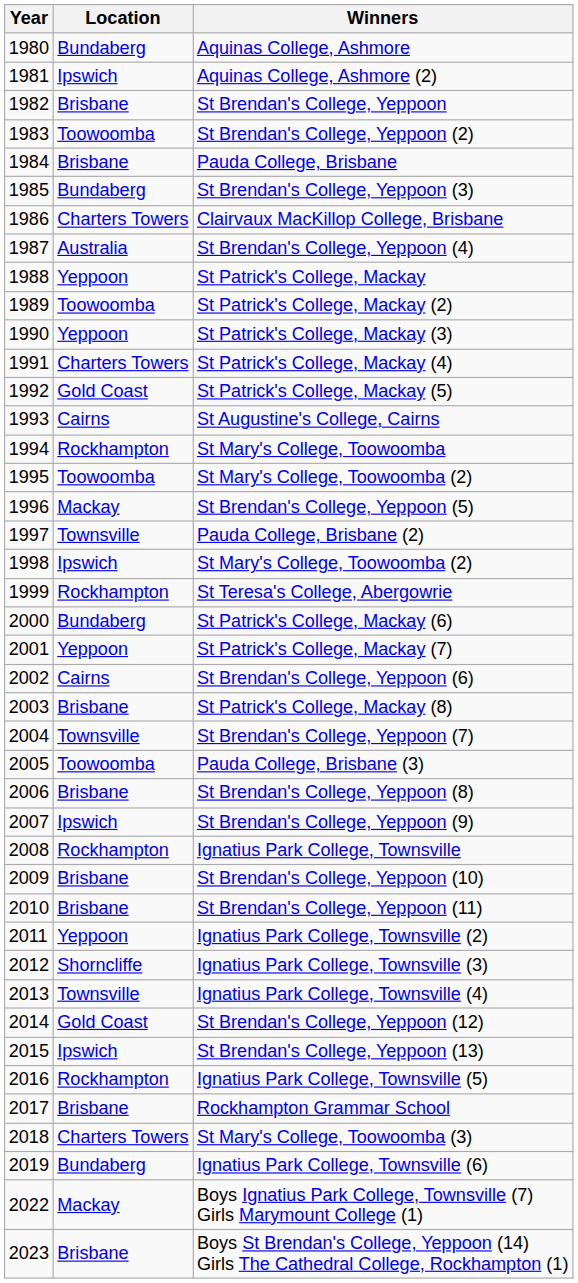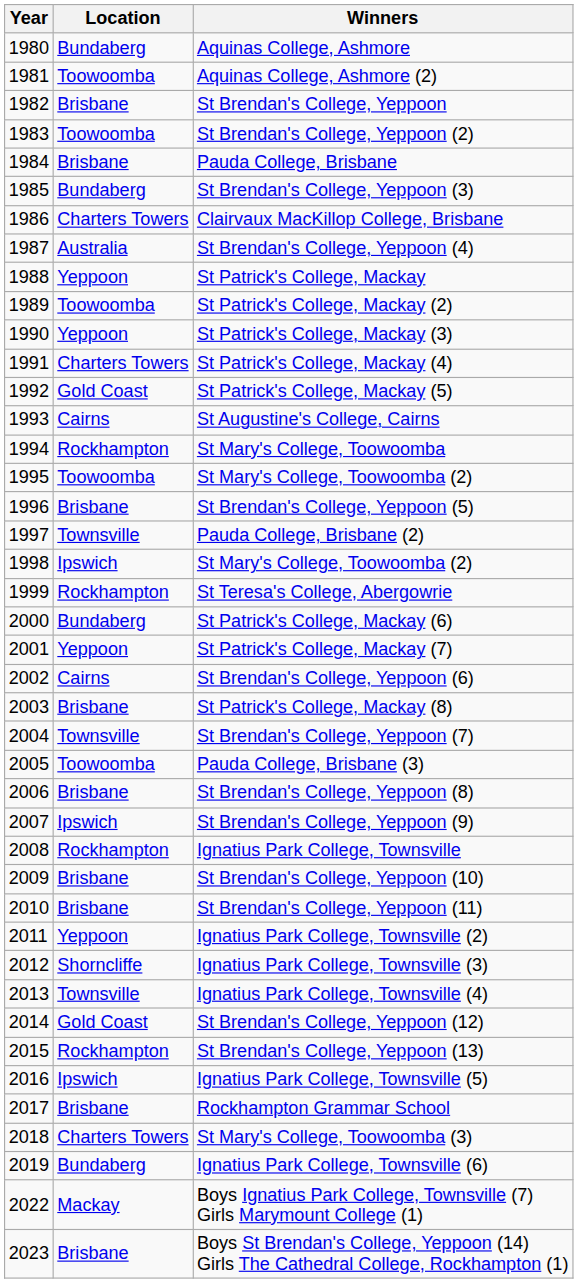(87, 76) Ipswich -> (106, 76) Toowoomba
(88, 506) Mackay -> (93, 506) Brisbane
(87, 1051) Ipswich -> (113, 1051) Rockhampton
(113, 1079) Rockhampton -> (87, 1079) Ipswich
